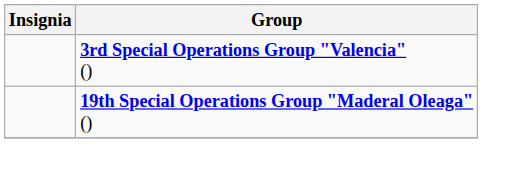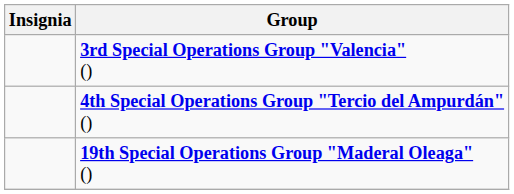+ row: (292, 112)
